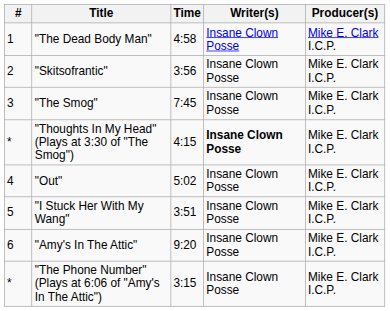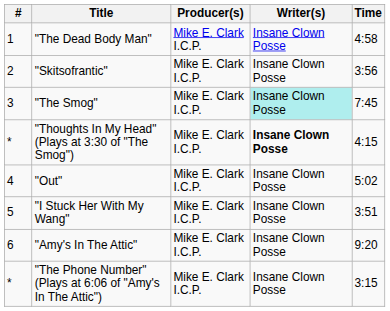columns swapped: (187, 13) <-> (345, 13)
(242, 103) no background -> (289, 103) paleturquoise background
